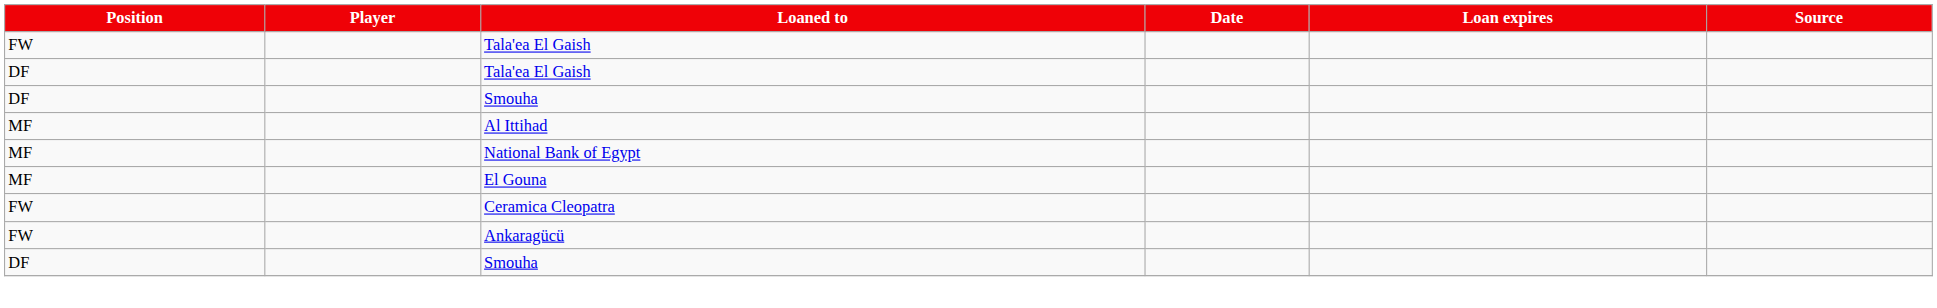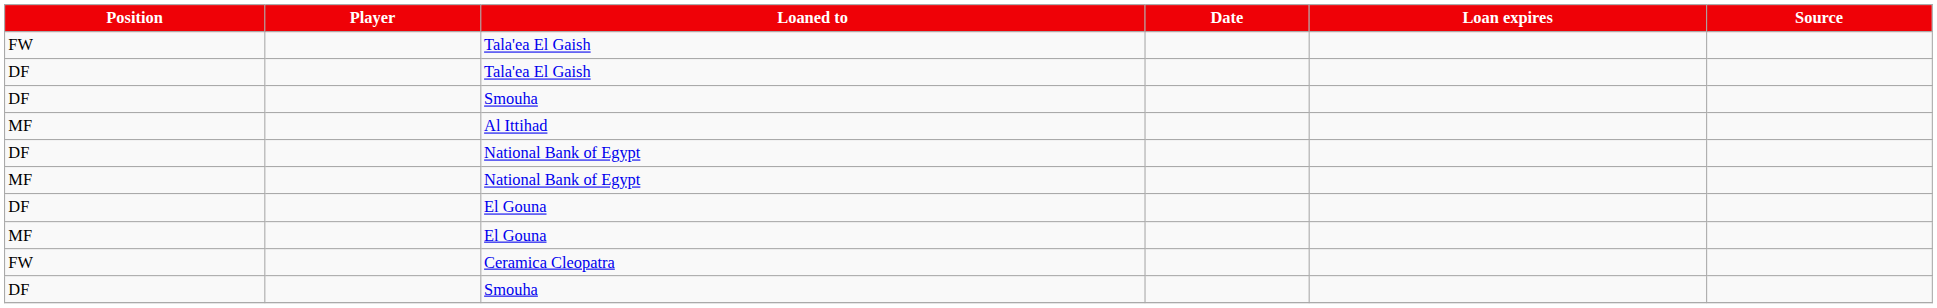+ row: (19, 153)
+ row: (19, 207)
- row: (21, 234)
